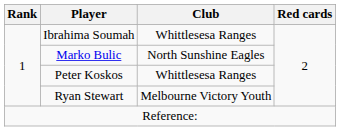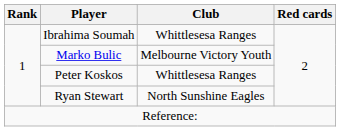(206, 55) North Sunshine Eagles -> (206, 55) Melbourne Victory Youth
(206, 95) Melbourne Victory Youth -> (206, 95) North Sunshine Eagles
